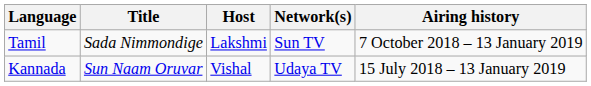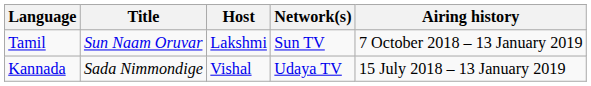(143, 42) Sada Nimmondige -> (143, 42) Sun Naam Oruvar
(143, 68) Sun Naam Oruvar -> (143, 68) Sada Nimmondige
